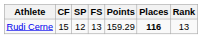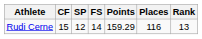(96, 27) 13 -> (96, 27) 14
(154, 27) bold -> (154, 27) normal
